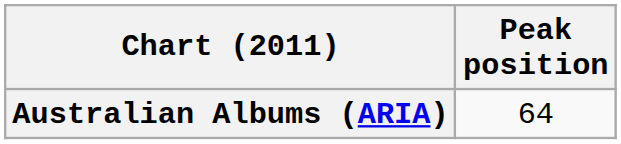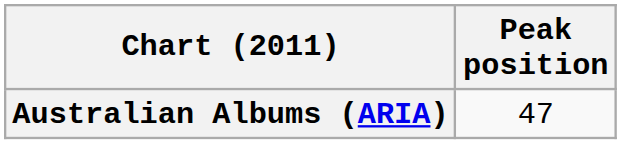(536, 114) 64 -> (536, 114) 47
